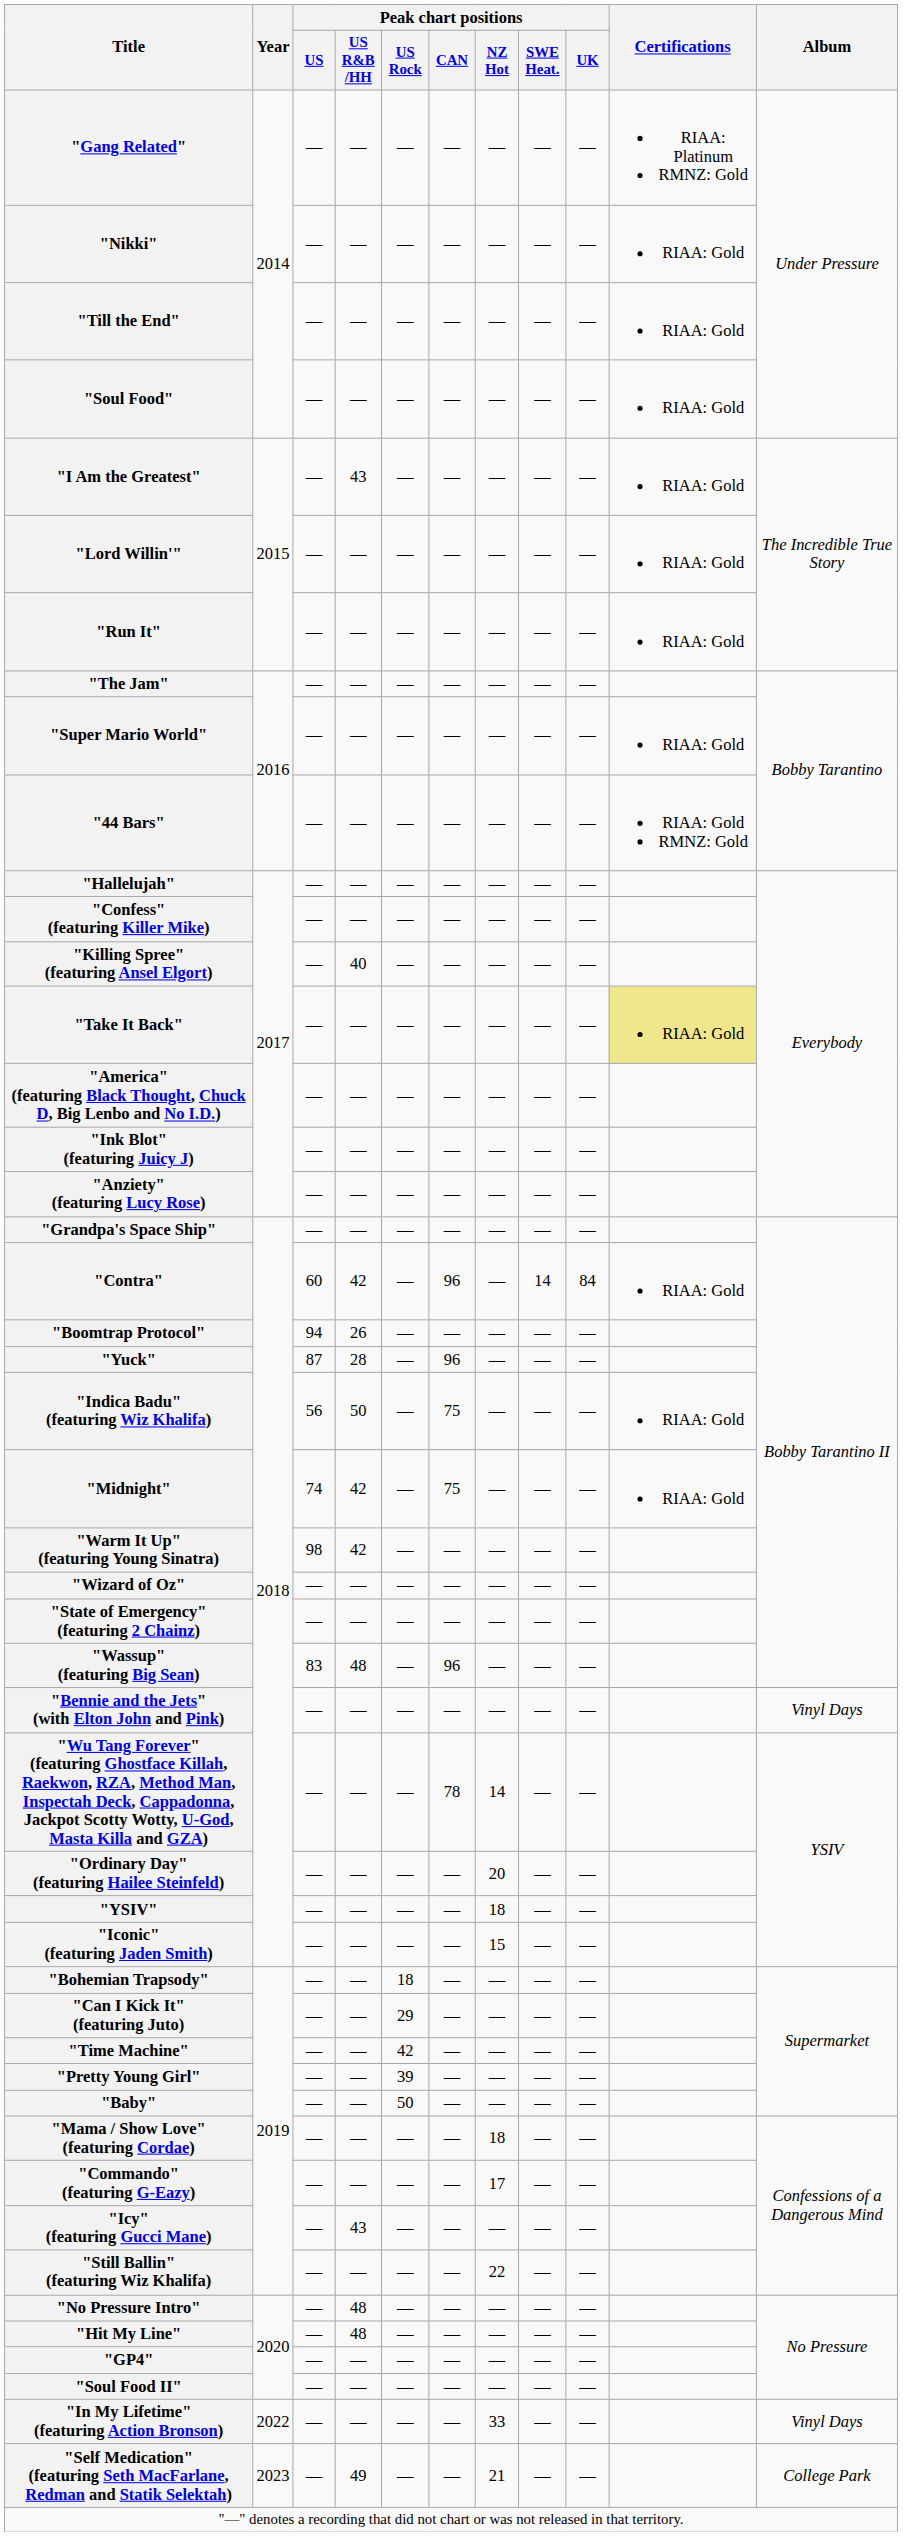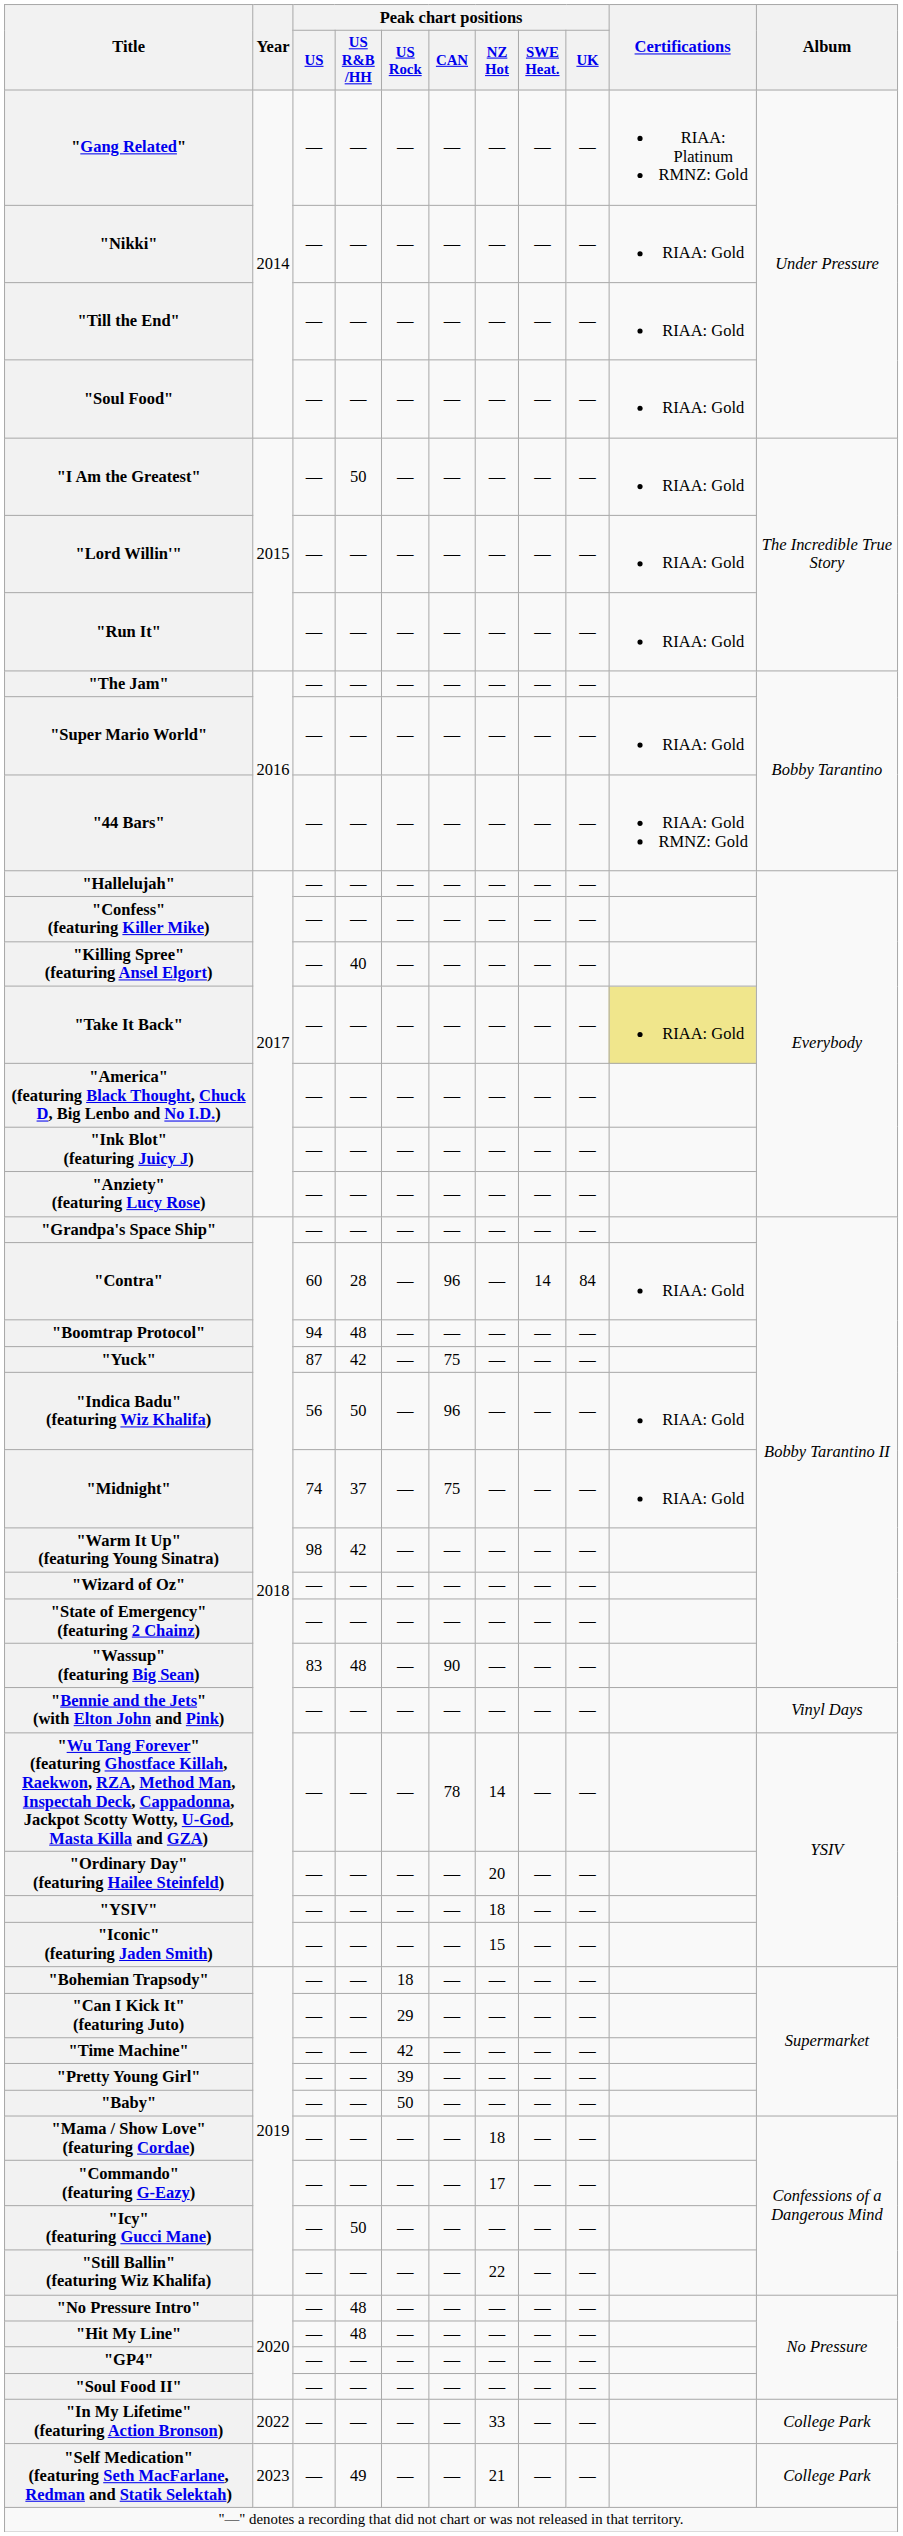(358, 476) 43 -> (358, 476) 50
(358, 1281) 42 -> (358, 1281) 28
(358, 1333) 26 -> (358, 1333) 48
(358, 1359) 28 -> (358, 1359) 42
(452, 1359) 96 -> (452, 1359) 75
(452, 1411) 75 -> (452, 1411) 96
(358, 1488) 42 -> (358, 1488) 37
(452, 1665) 96 -> (452, 1665) 90
(358, 2227) 43 -> (358, 2227) 50
(827, 2421) Vinyl Days -> (827, 2421) College Park
